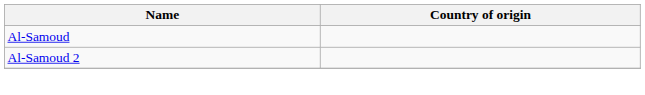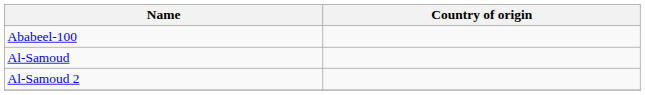+ row: (42, 36)
